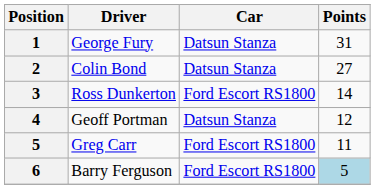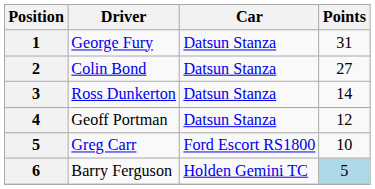(249, 94) Ford Escort RS1800 -> (230, 94) Datsun Stanza
(344, 145) 11 -> (344, 145) 10
(249, 171) Ford Escort RS1800 -> (246, 171) Holden Gemini TC
